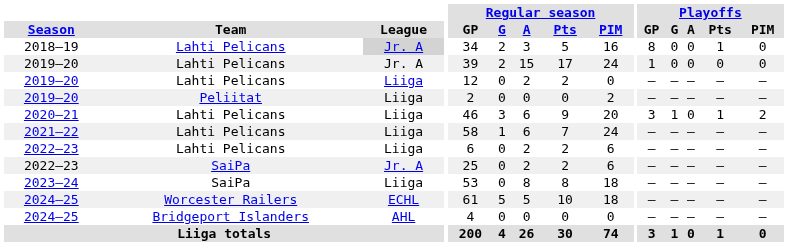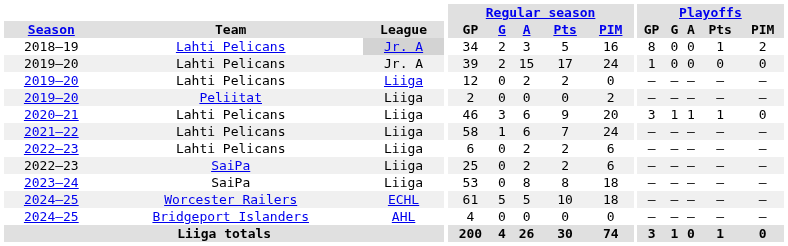(763, 46) 0 -> (763, 46) 2
(691, 114) 0 -> (691, 114) 1
(763, 114) 2 -> (763, 114) 0
(404, 166) Jr. A -> (404, 166) Liiga
